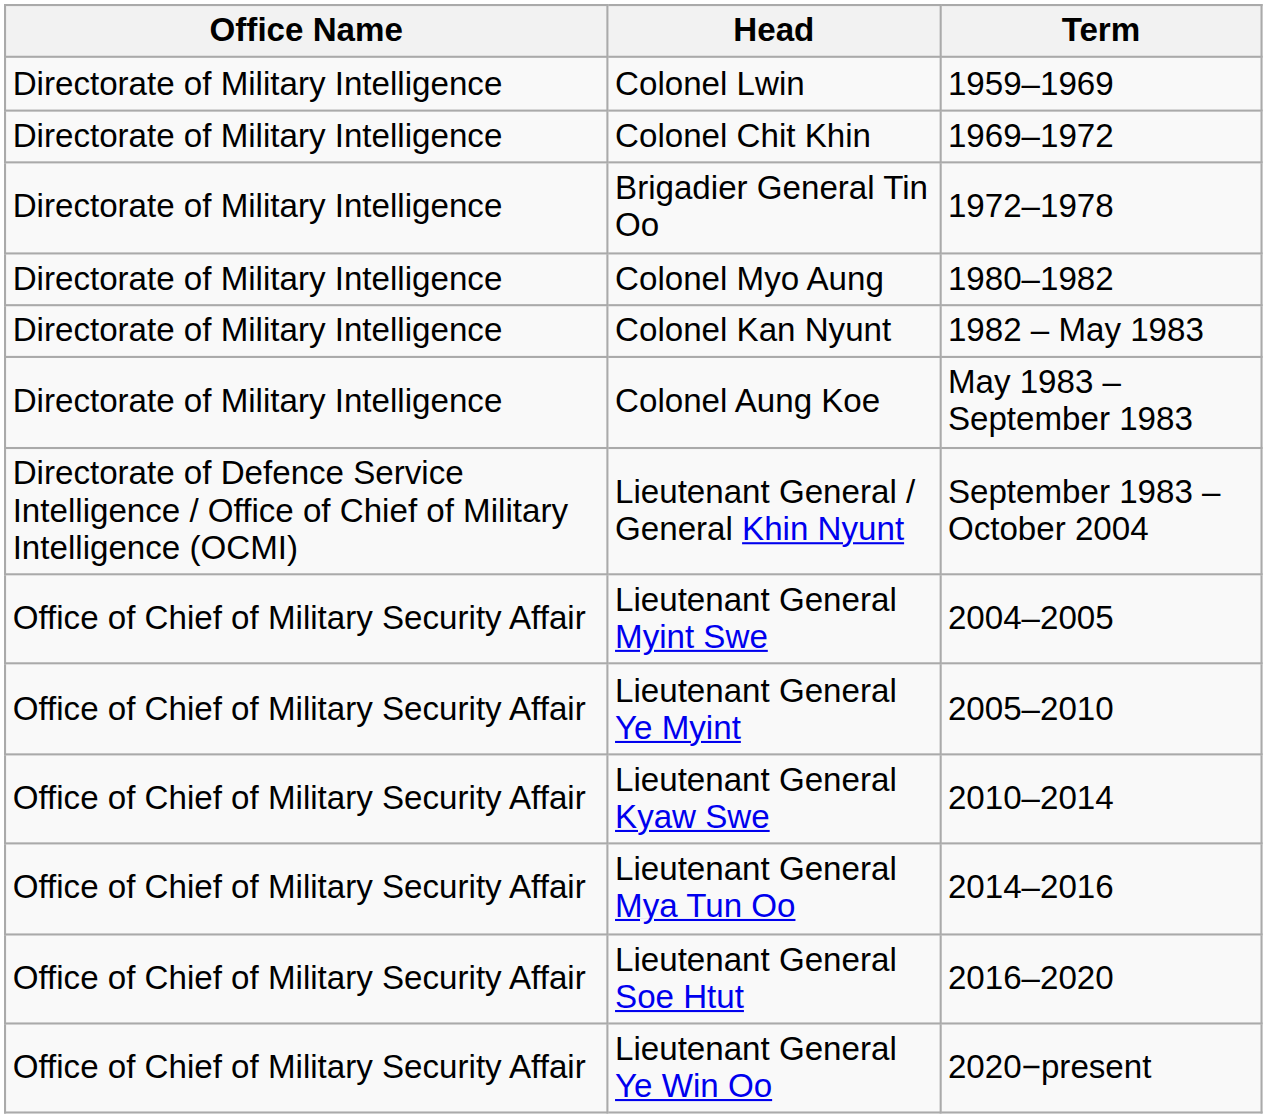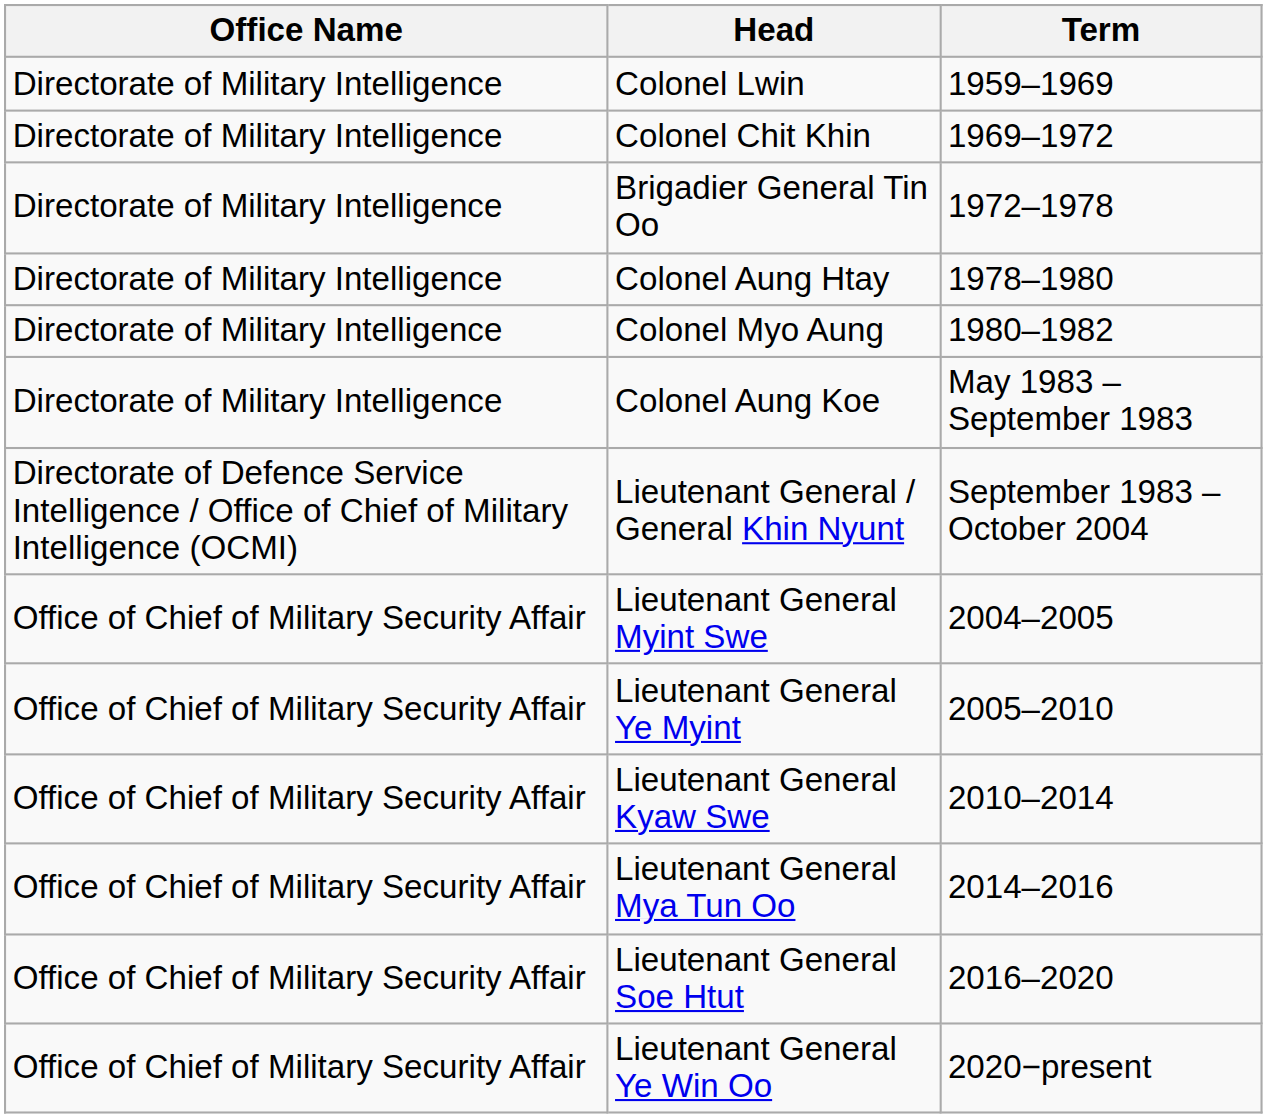+ row: (752, 278)
- row: (753, 330)
